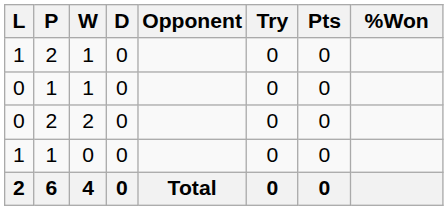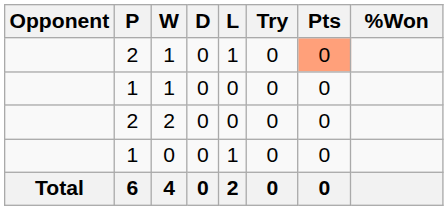columns swapped: (192, 21) <-> (19, 21)
(324, 54) no background -> (324, 54) lightsalmon background
